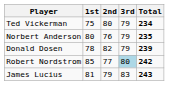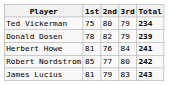- row: (44, 36)
+ row: (34, 49)
(125, 62) lightblue background -> (125, 62) no background
